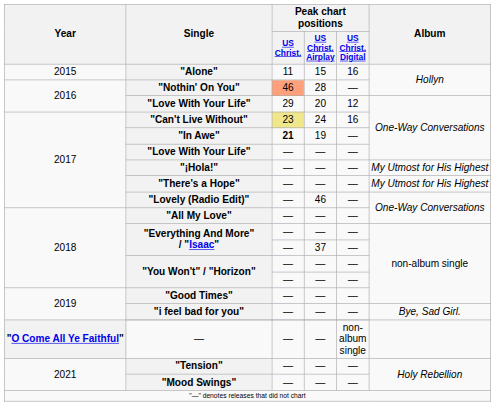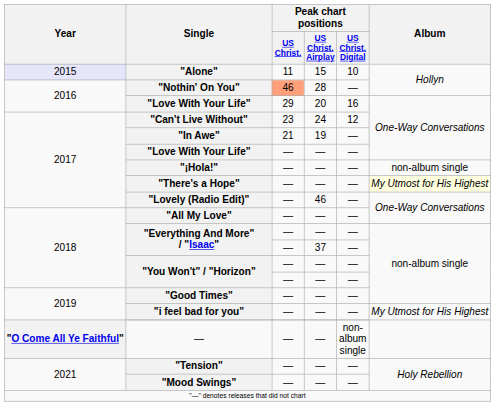(65, 72) no background -> (65, 72) lavender background
(353, 72) 16 -> (353, 72) 10
(353, 104) 12 -> (353, 104) 16
(288, 120) khaki background -> (288, 120) no background
(353, 120) 16 -> (353, 120) 12
(288, 136) bold -> (288, 136) normal
(430, 168) My Utmost for His Highest -> (430, 168) non-album single
(430, 184) no background -> (430, 184) lightyellow background
(430, 311) Bye, Sad Girl. -> (430, 311) My Utmost for His Highest
